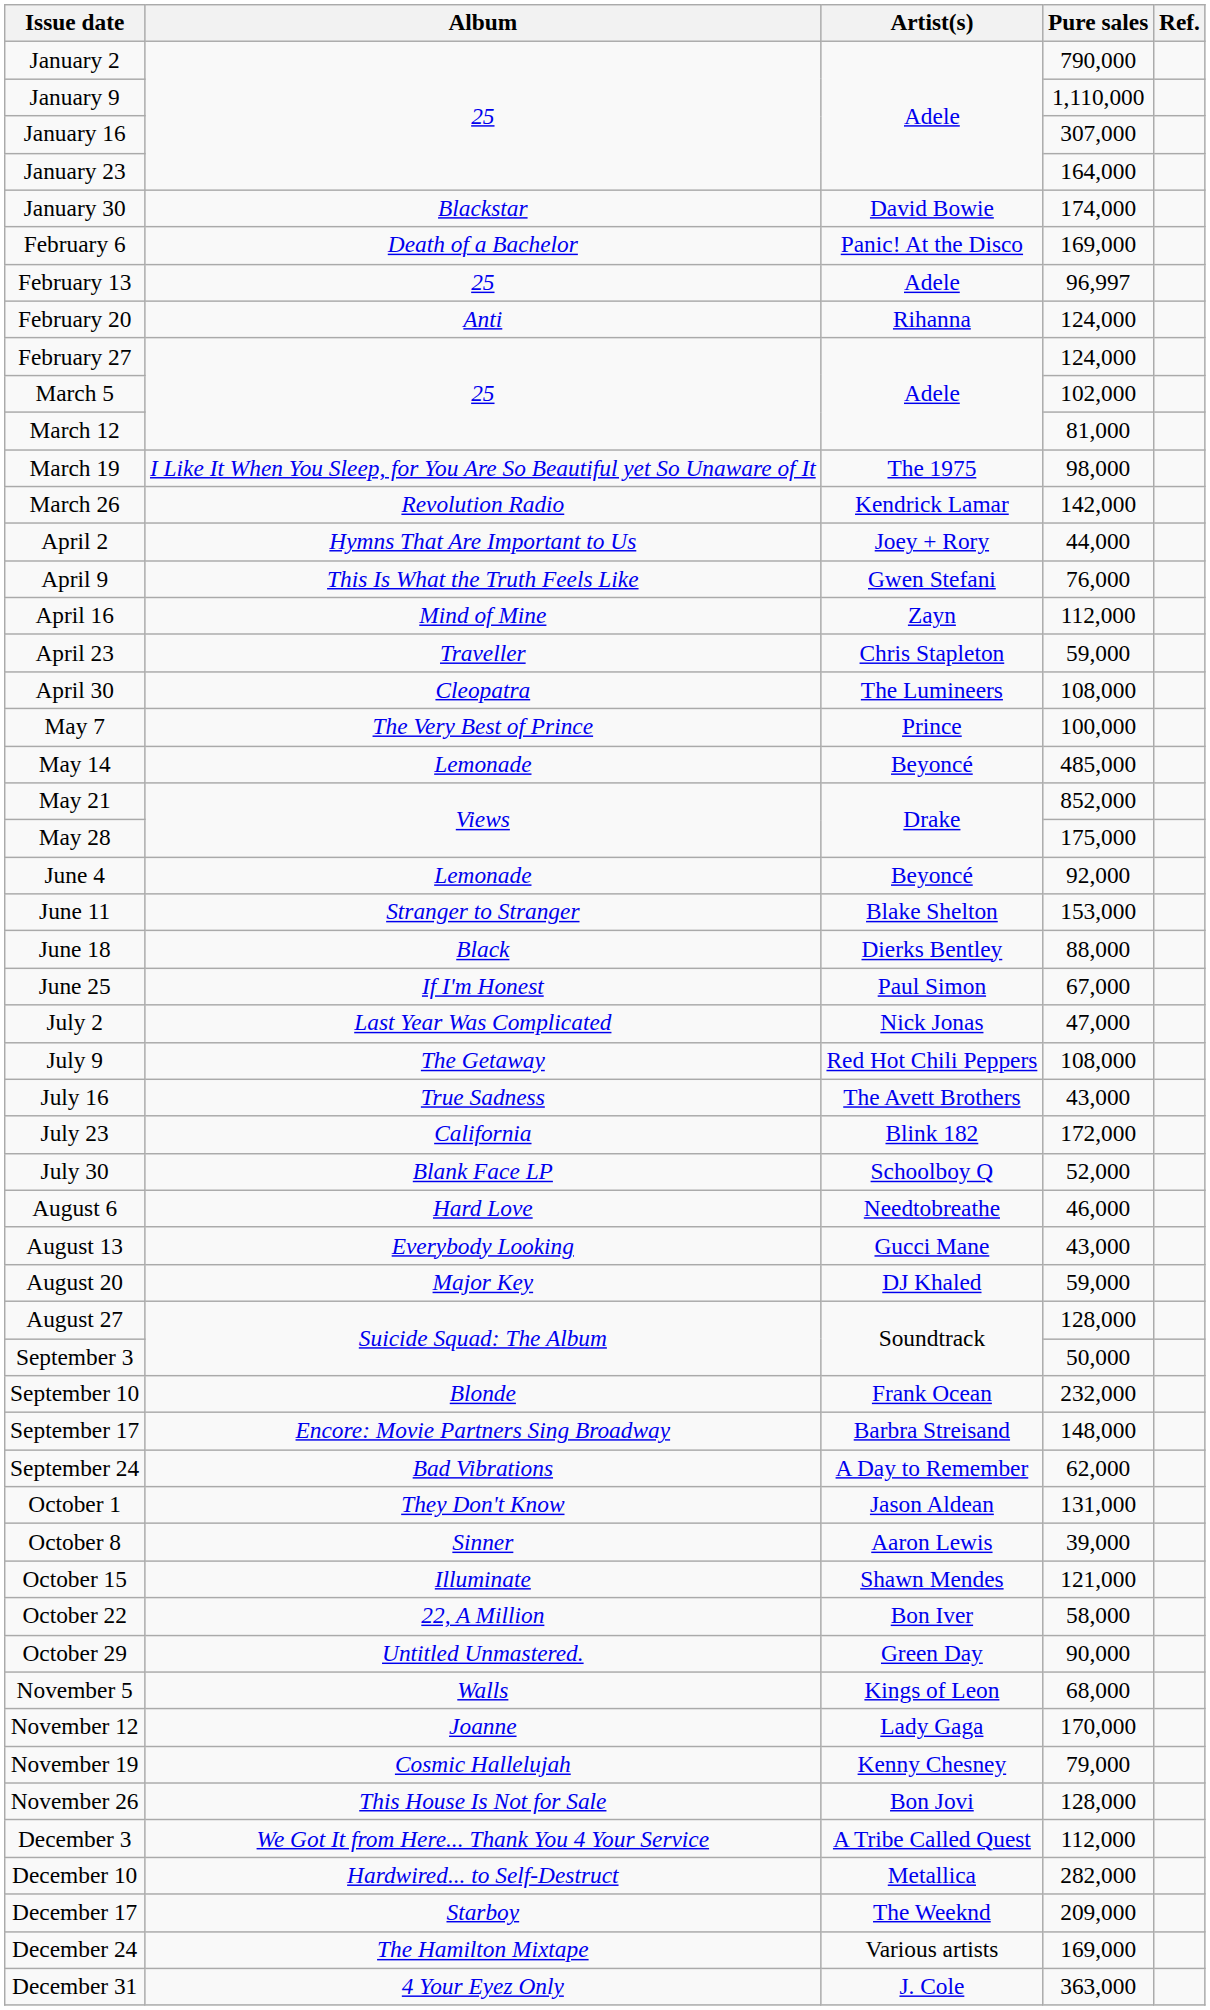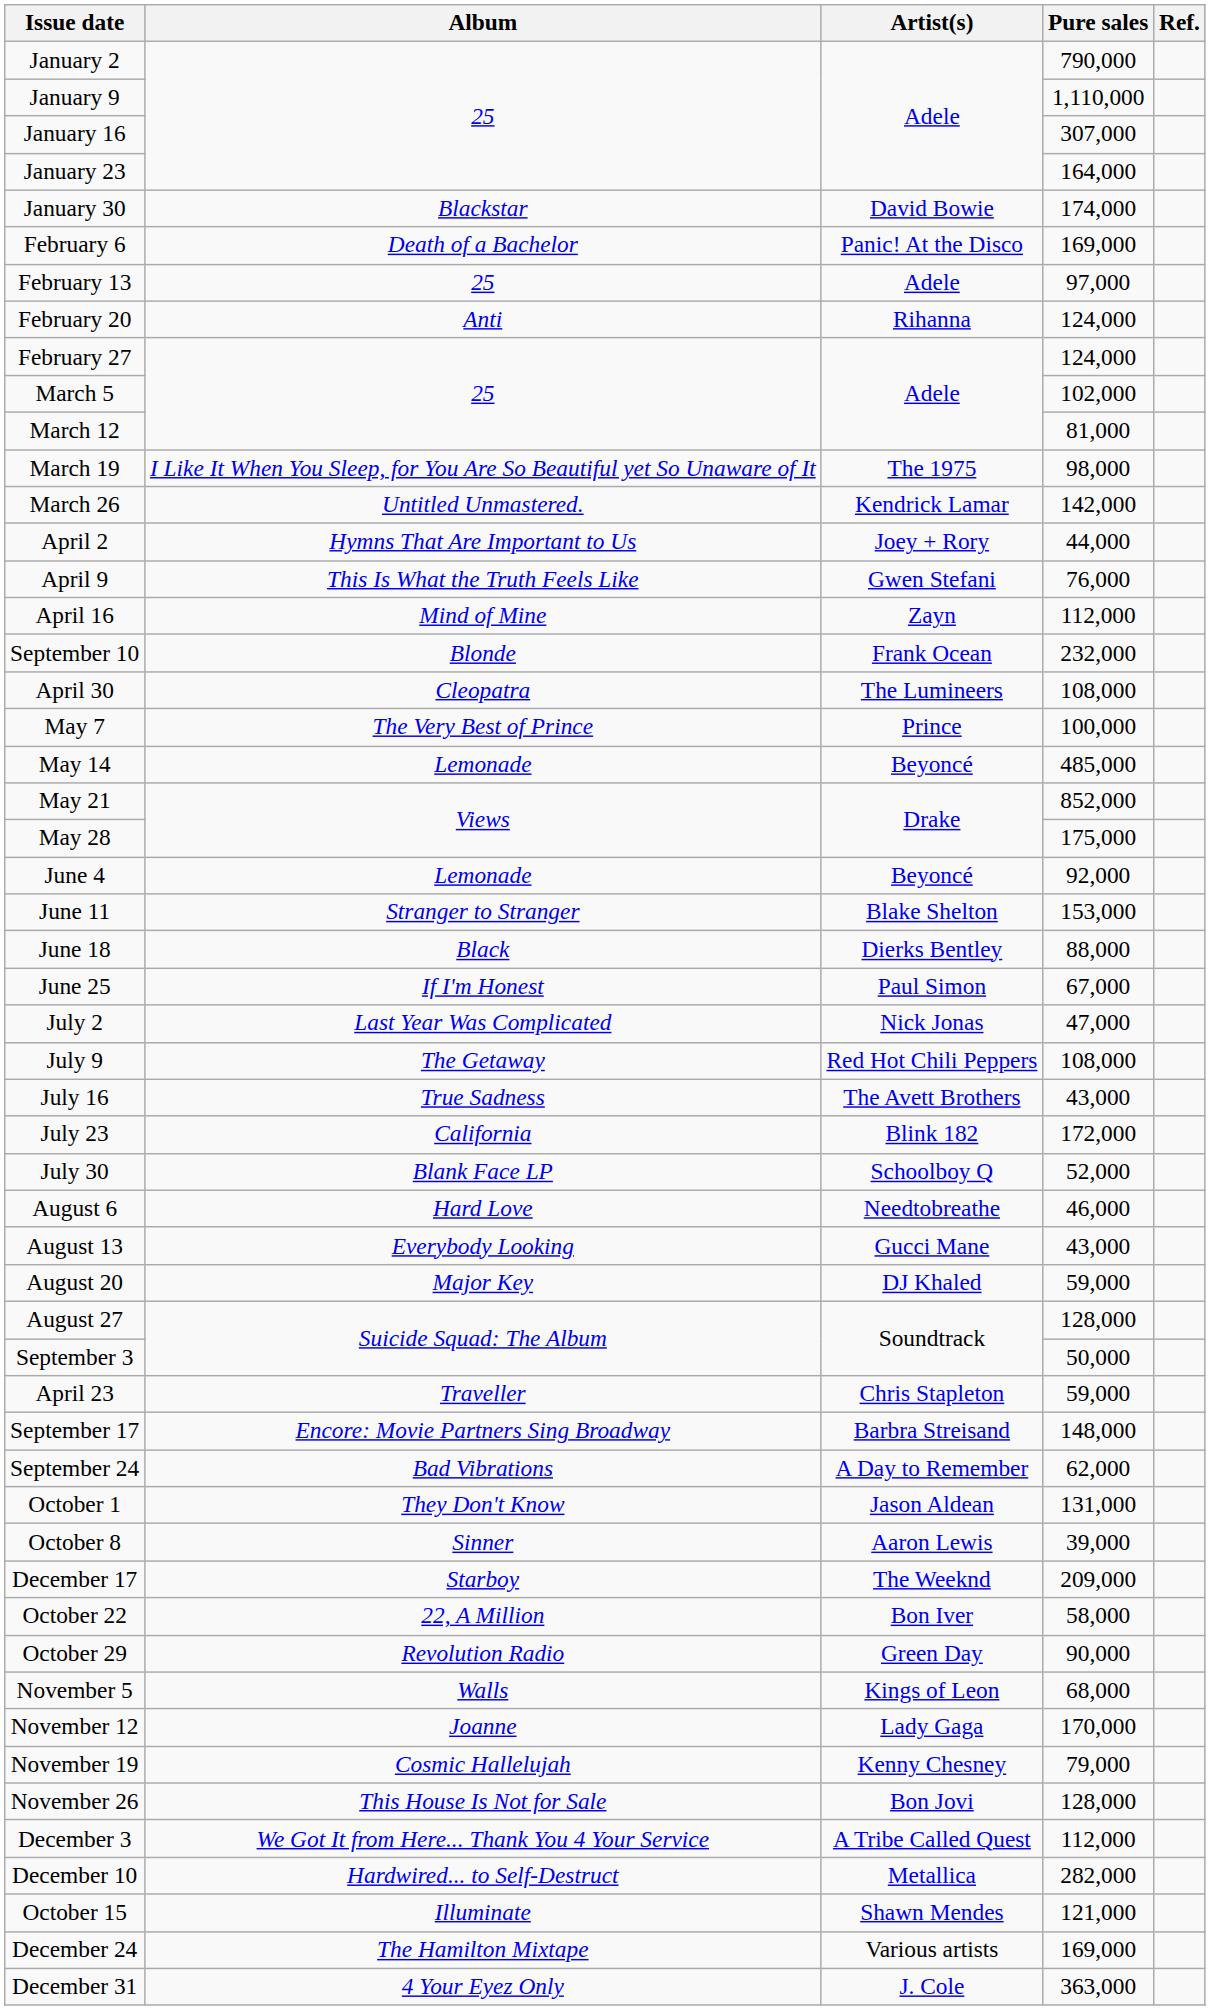(1098, 282) 96,997 -> (1098, 282) 97,000
(483, 504) Revolution Radio -> (483, 504) Untitled Unmastered.
rows swapped: (75, 652) <-> (75, 1393)
rows swapped: (75, 1579) <-> (75, 1912)
(483, 1653) Untitled Unmastered. -> (483, 1653) Revolution Radio
